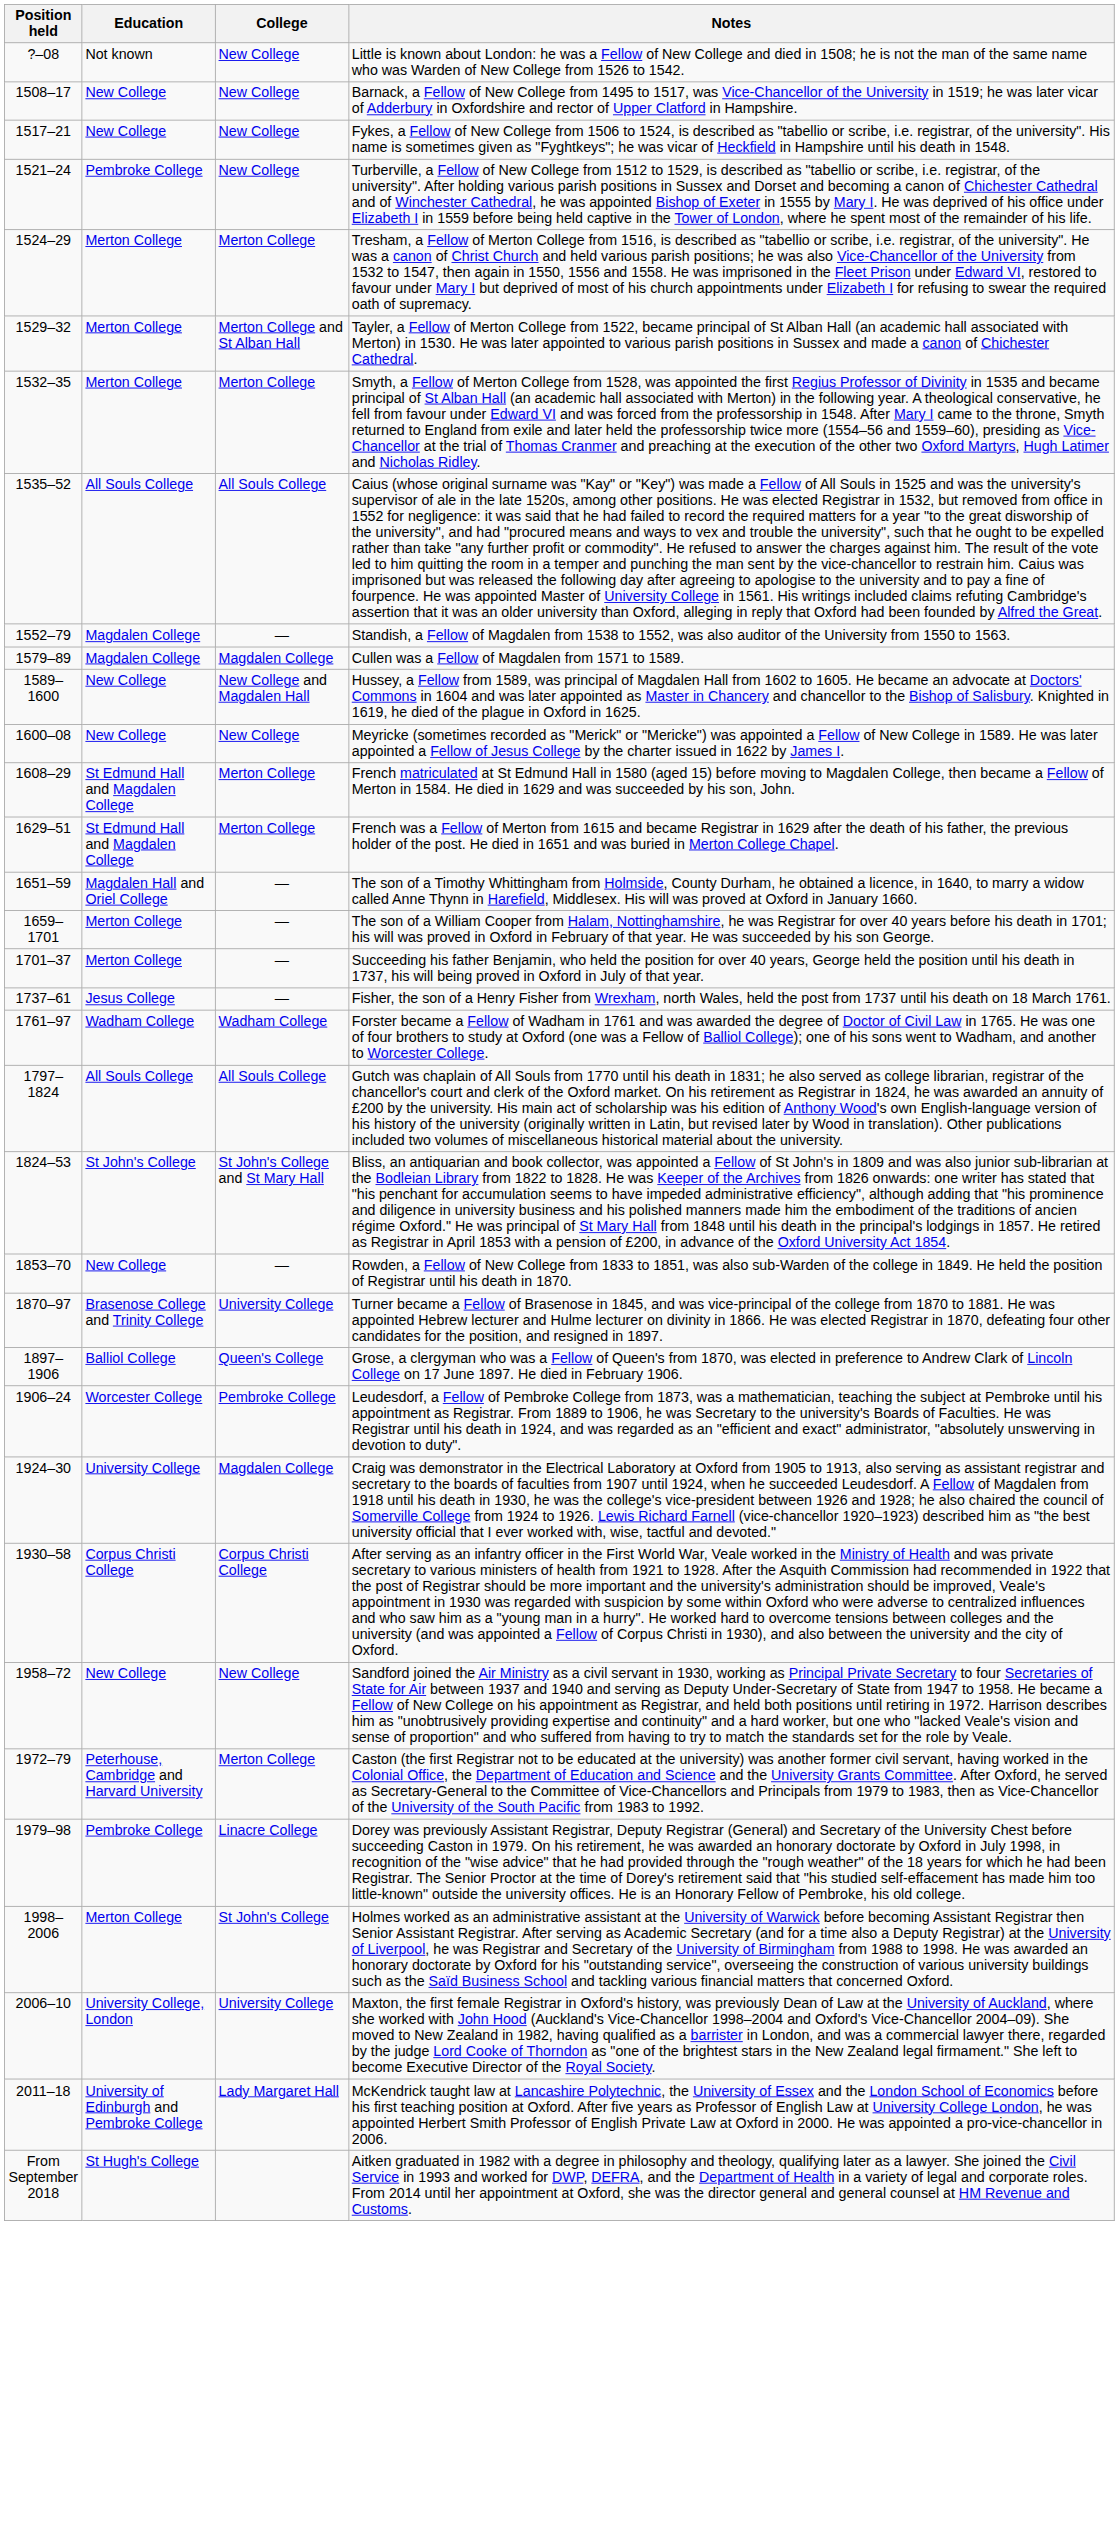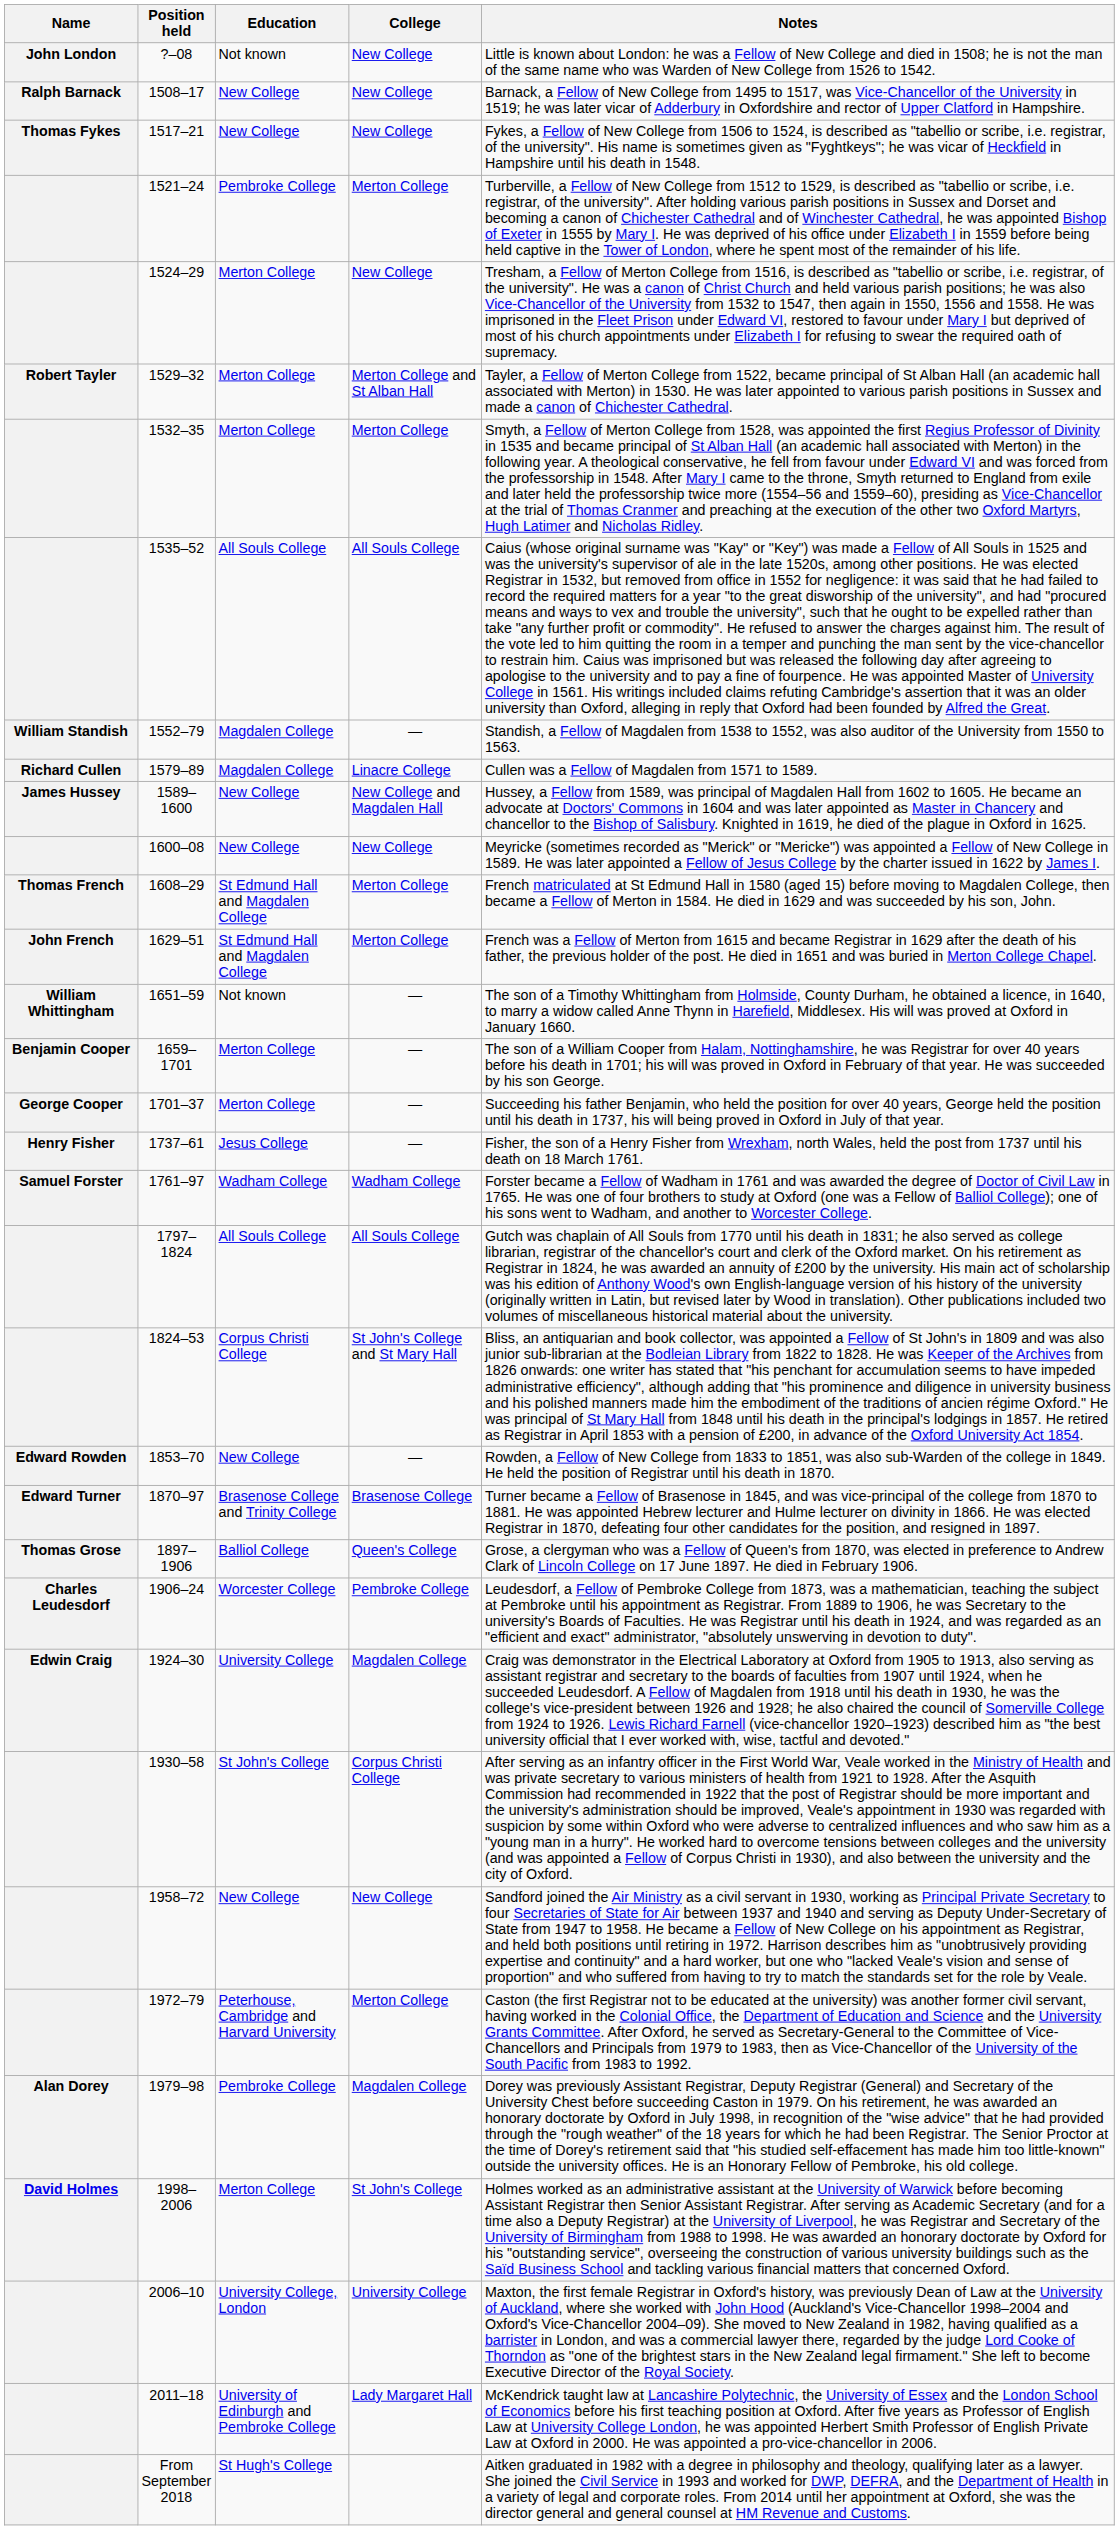+ column: (71, 23)
(259, 170) New College -> (400, 186) Merton College
(267, 240) Merton College -> (392, 272) New College
(276, 658) Magdalen College -> (401, 770) Linacre College
(145, 891) Magdalen Hall and Oriel College -> (252, 995) Not known
(141, 1162) St John's College -> (264, 1347) Corpus Christi College
(276, 1304) University College -> (412, 1496) Brasenose College
(131, 1562) Corpus Christi College -> (274, 1762) St John's College
(268, 1830) Linacre College -> (409, 2087) Magdalen College
